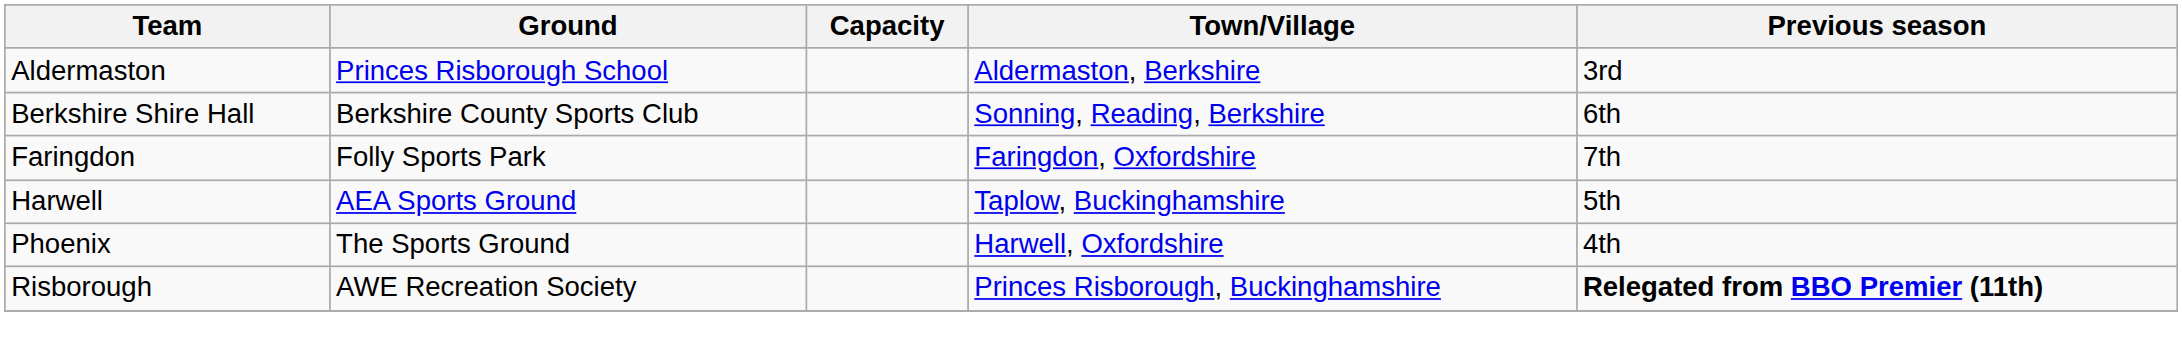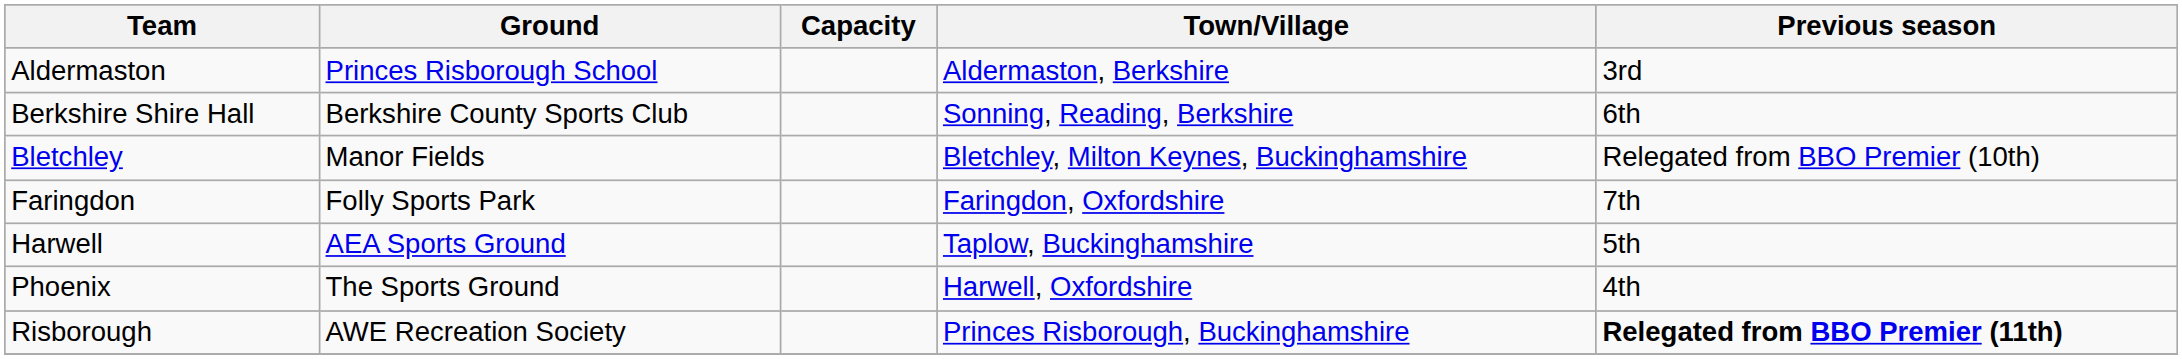+ row: (67, 157)
